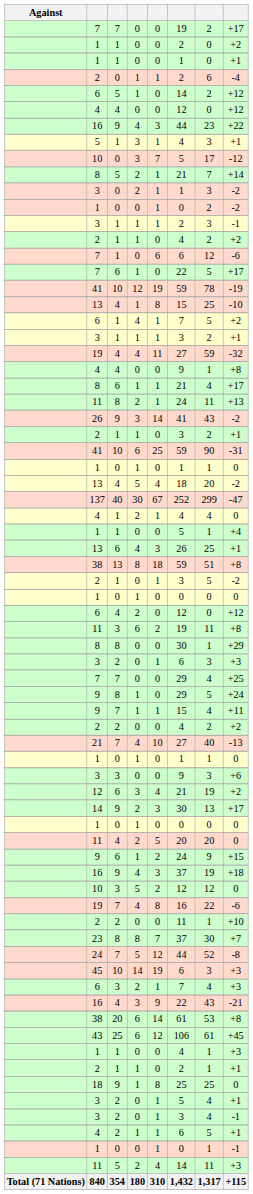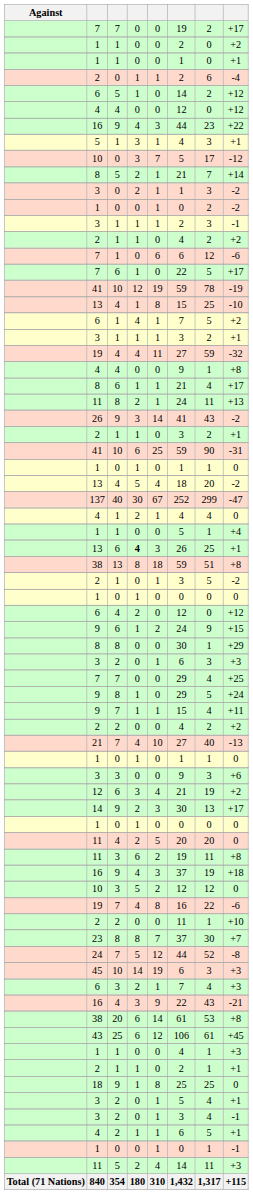(137, 548) normal -> (137, 548) bold
rows swapped: (97, 857) <-> (97, 629)
